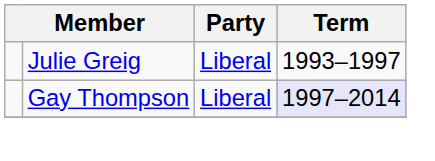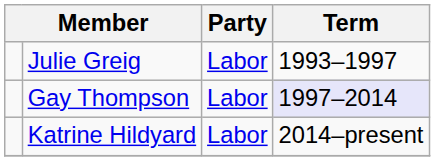(236, 60) Liberal -> (237, 60) Labor
(236, 98) Liberal -> (237, 98) Labor
+ row: (112, 135)
